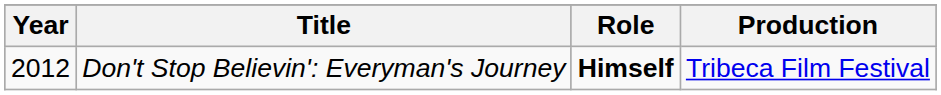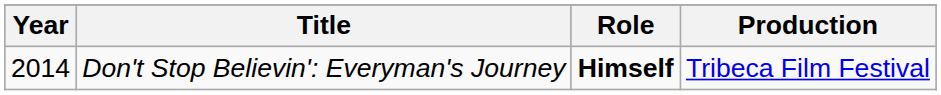(40, 67) 2012 -> (40, 67) 2014
